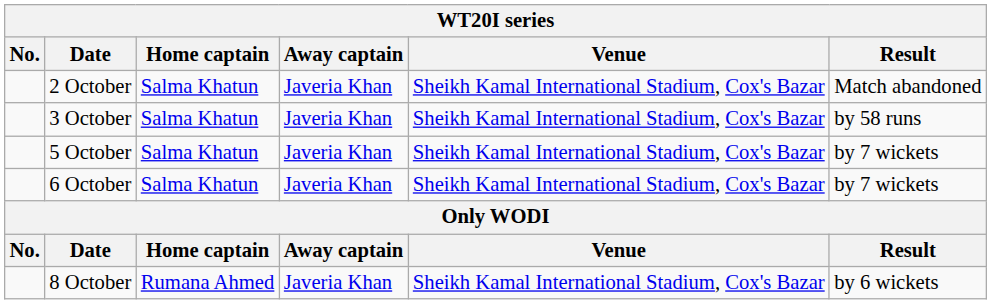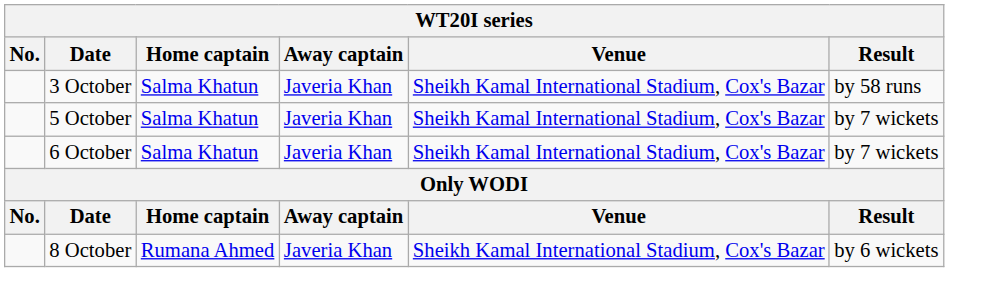- row: (90, 86)
